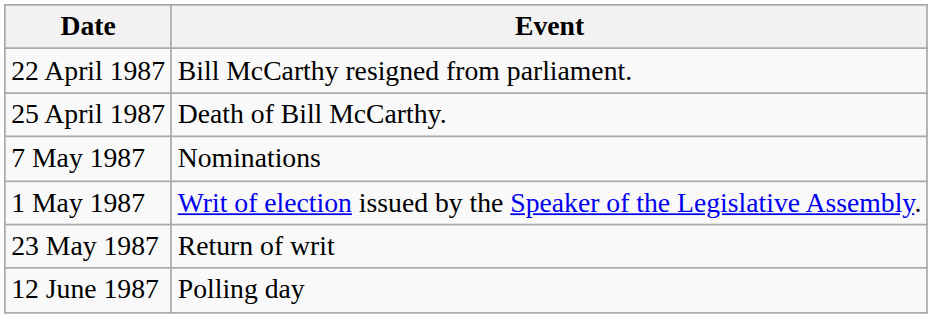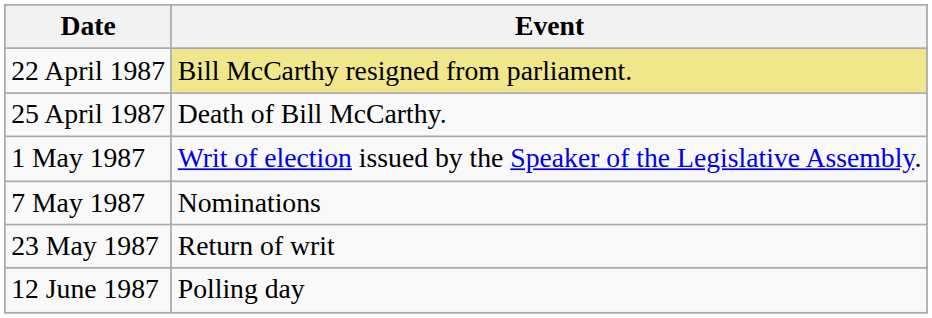(405, 70) no background -> (405, 70) khaki background
rows swapped: (78, 202) <-> (78, 158)
